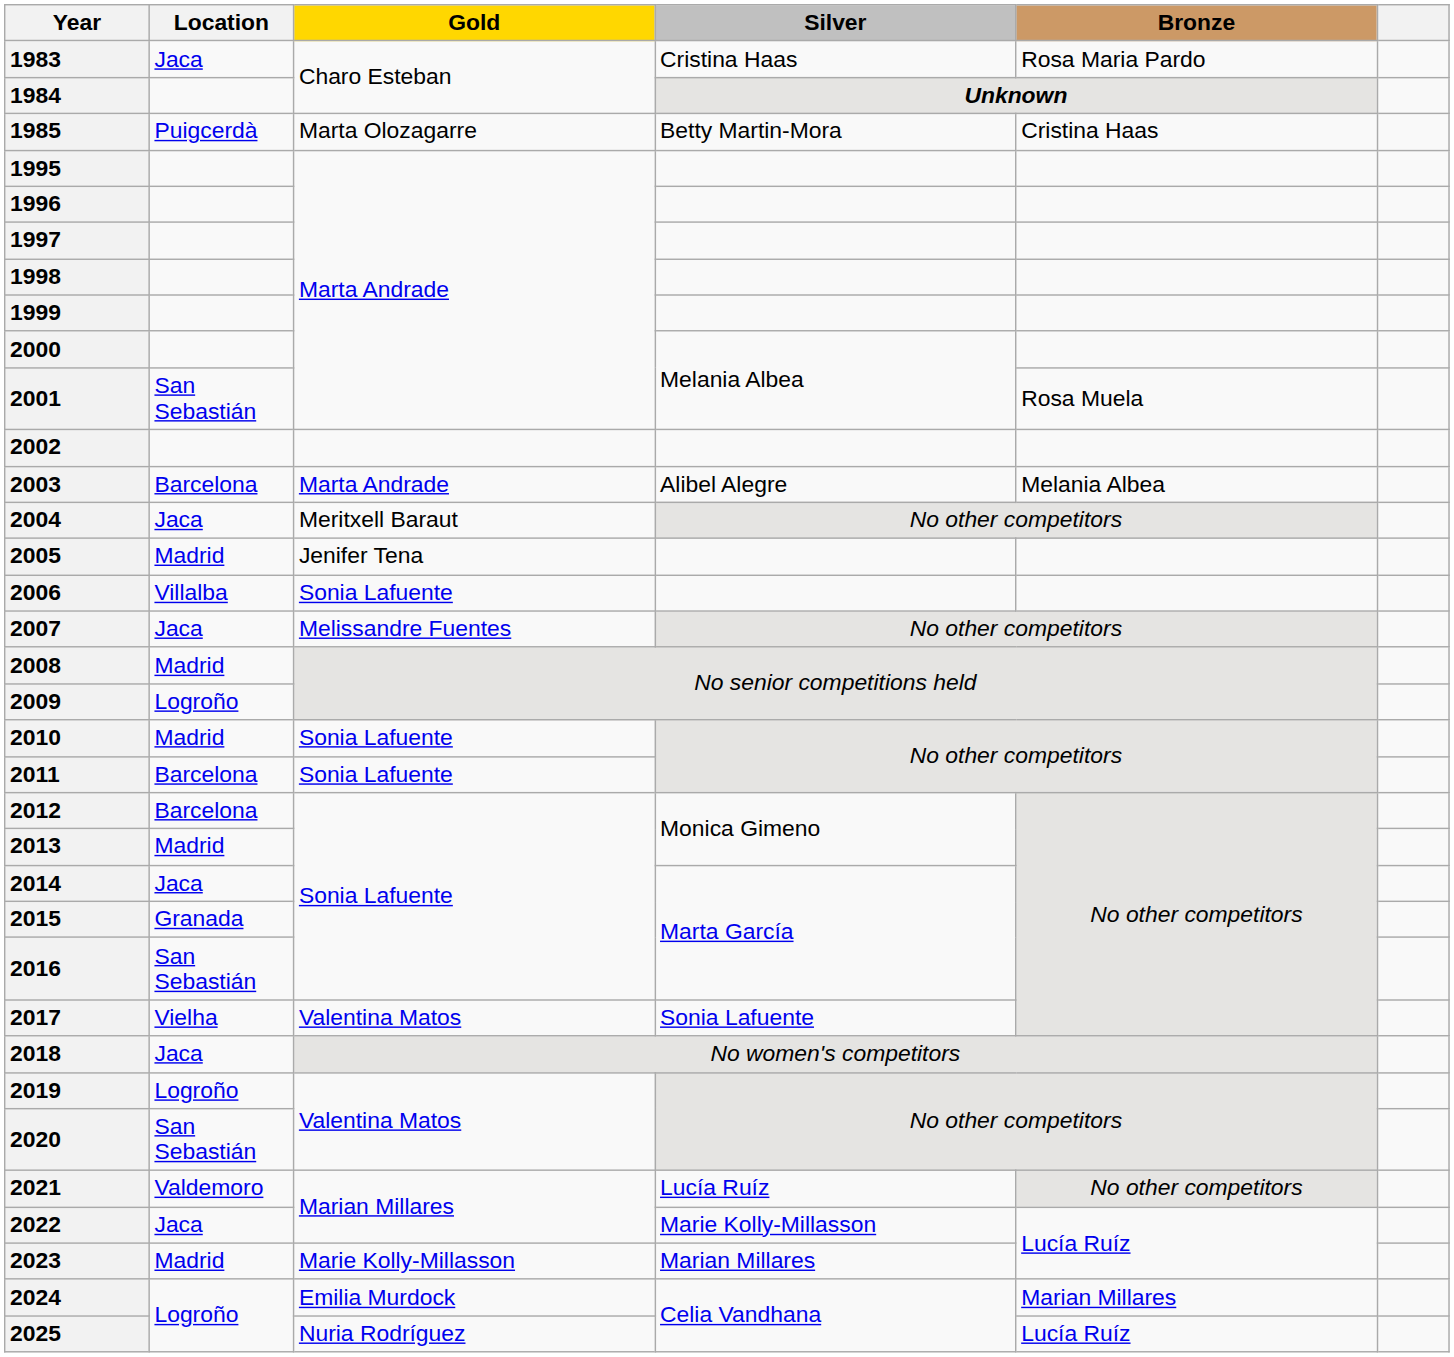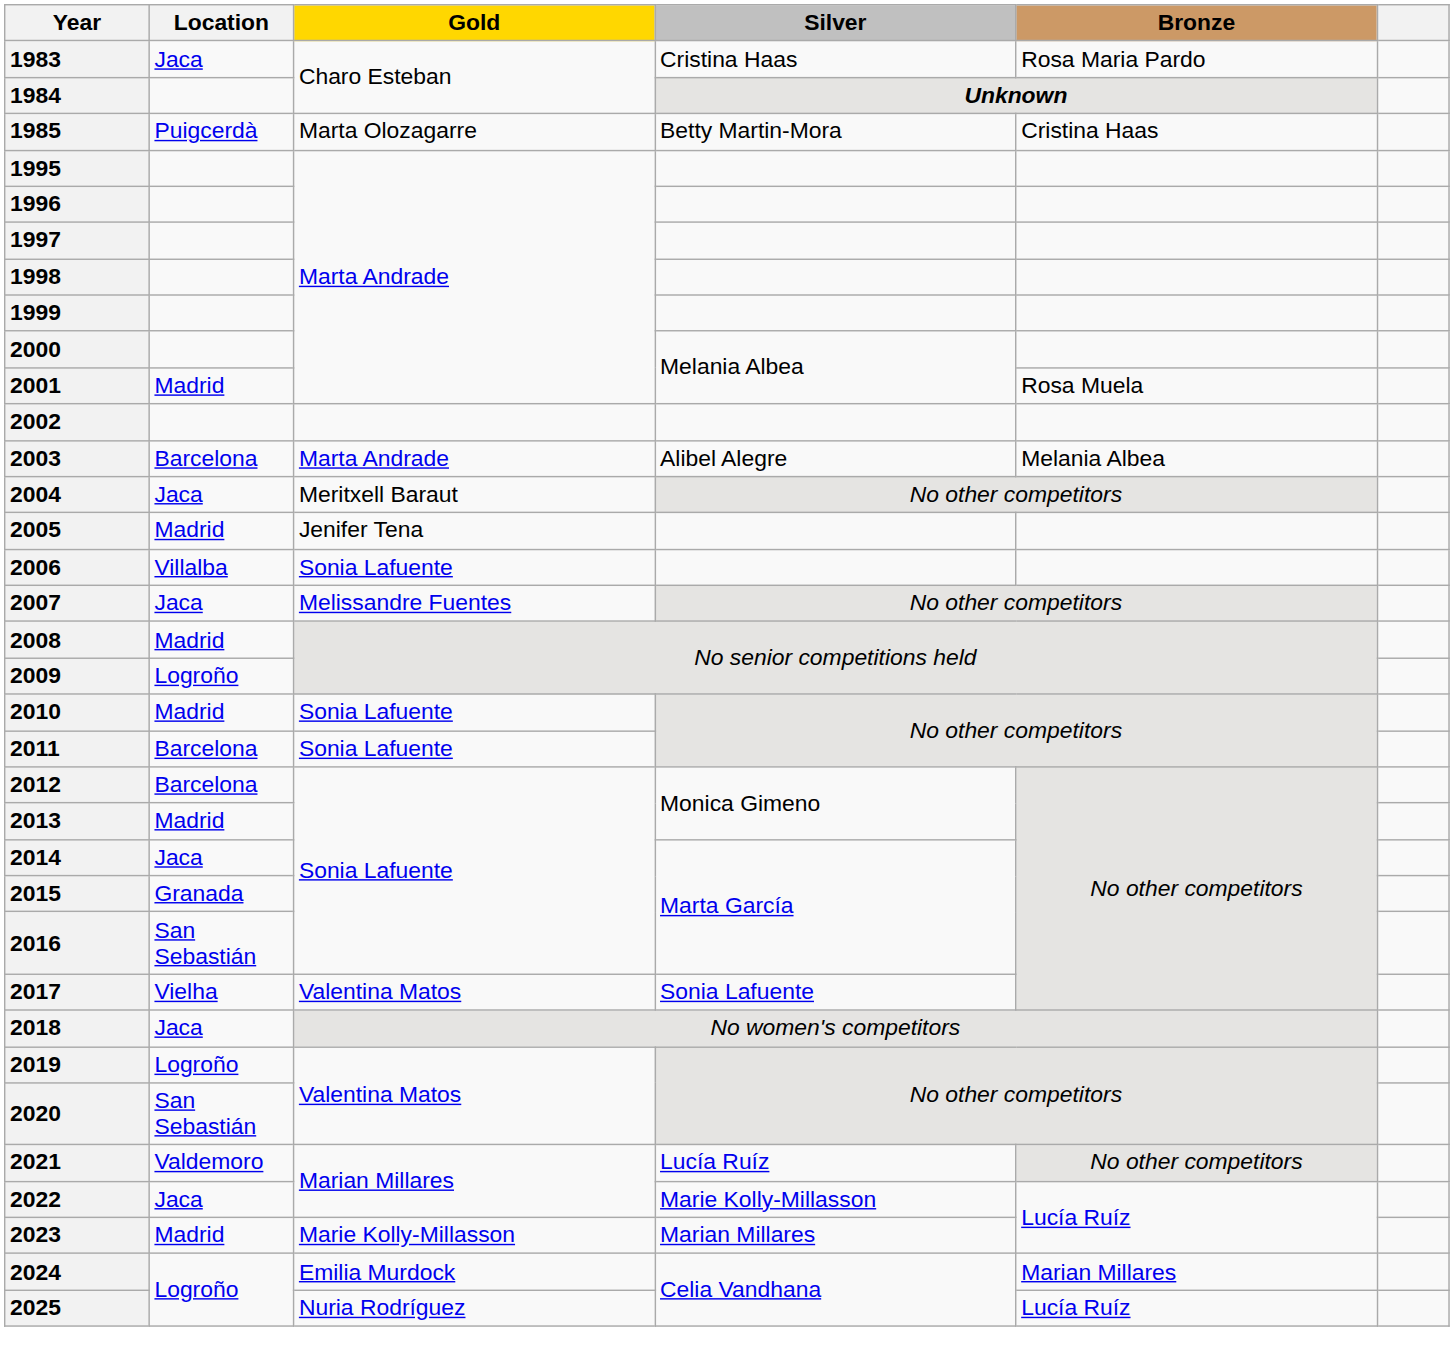(205, 398) San Sebastián -> (189, 385) Madrid
